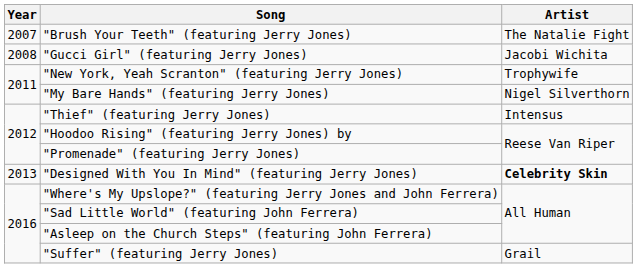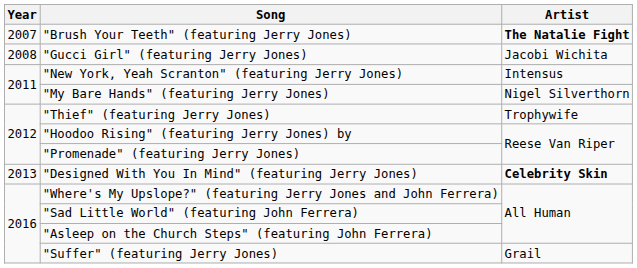(567, 34) normal -> (567, 34) bold
(541, 74) Trophywife -> (534, 74) Intensus
(534, 114) Intensus -> (541, 114) Trophywife
